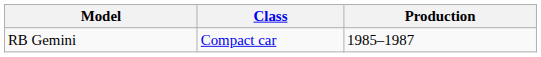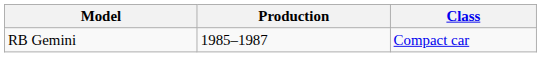columns swapped: (270, 16) <-> (440, 16)
